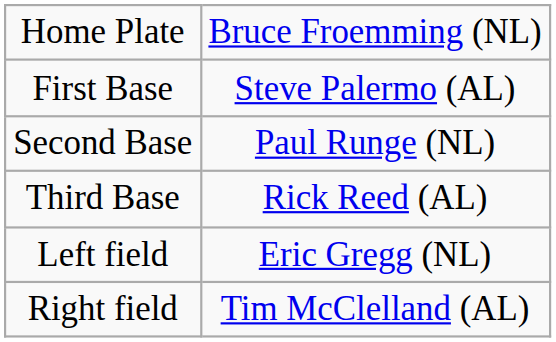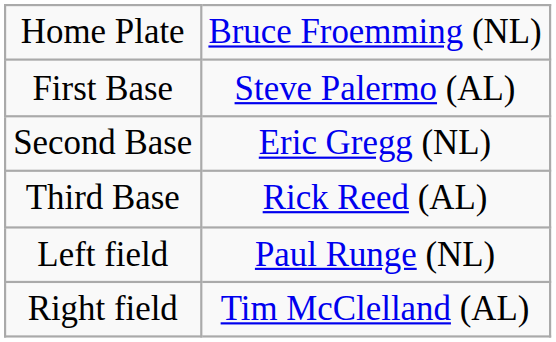(375, 142) Paul Runge (NL) -> (375, 142) Eric Gregg (NL)
(375, 253) Eric Gregg (NL) -> (375, 253) Paul Runge (NL)
